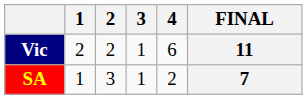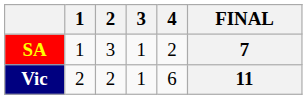rows swapped: (34, 79) <-> (34, 49)
